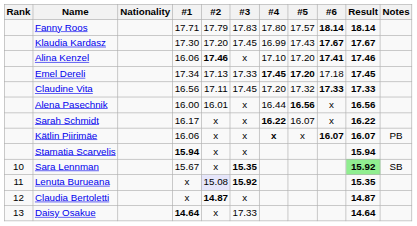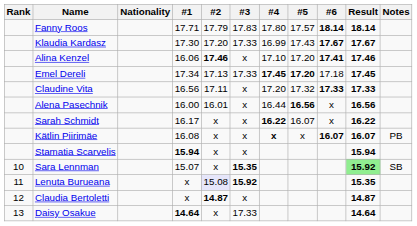(245, 43) 17.45 -> (245, 43) 17.33
(245, 89) 17.45 -> (245, 89) x
(187, 136) 16.06 -> (187, 136) 16.08
(187, 167) 15.67 -> (187, 167) 15.07
